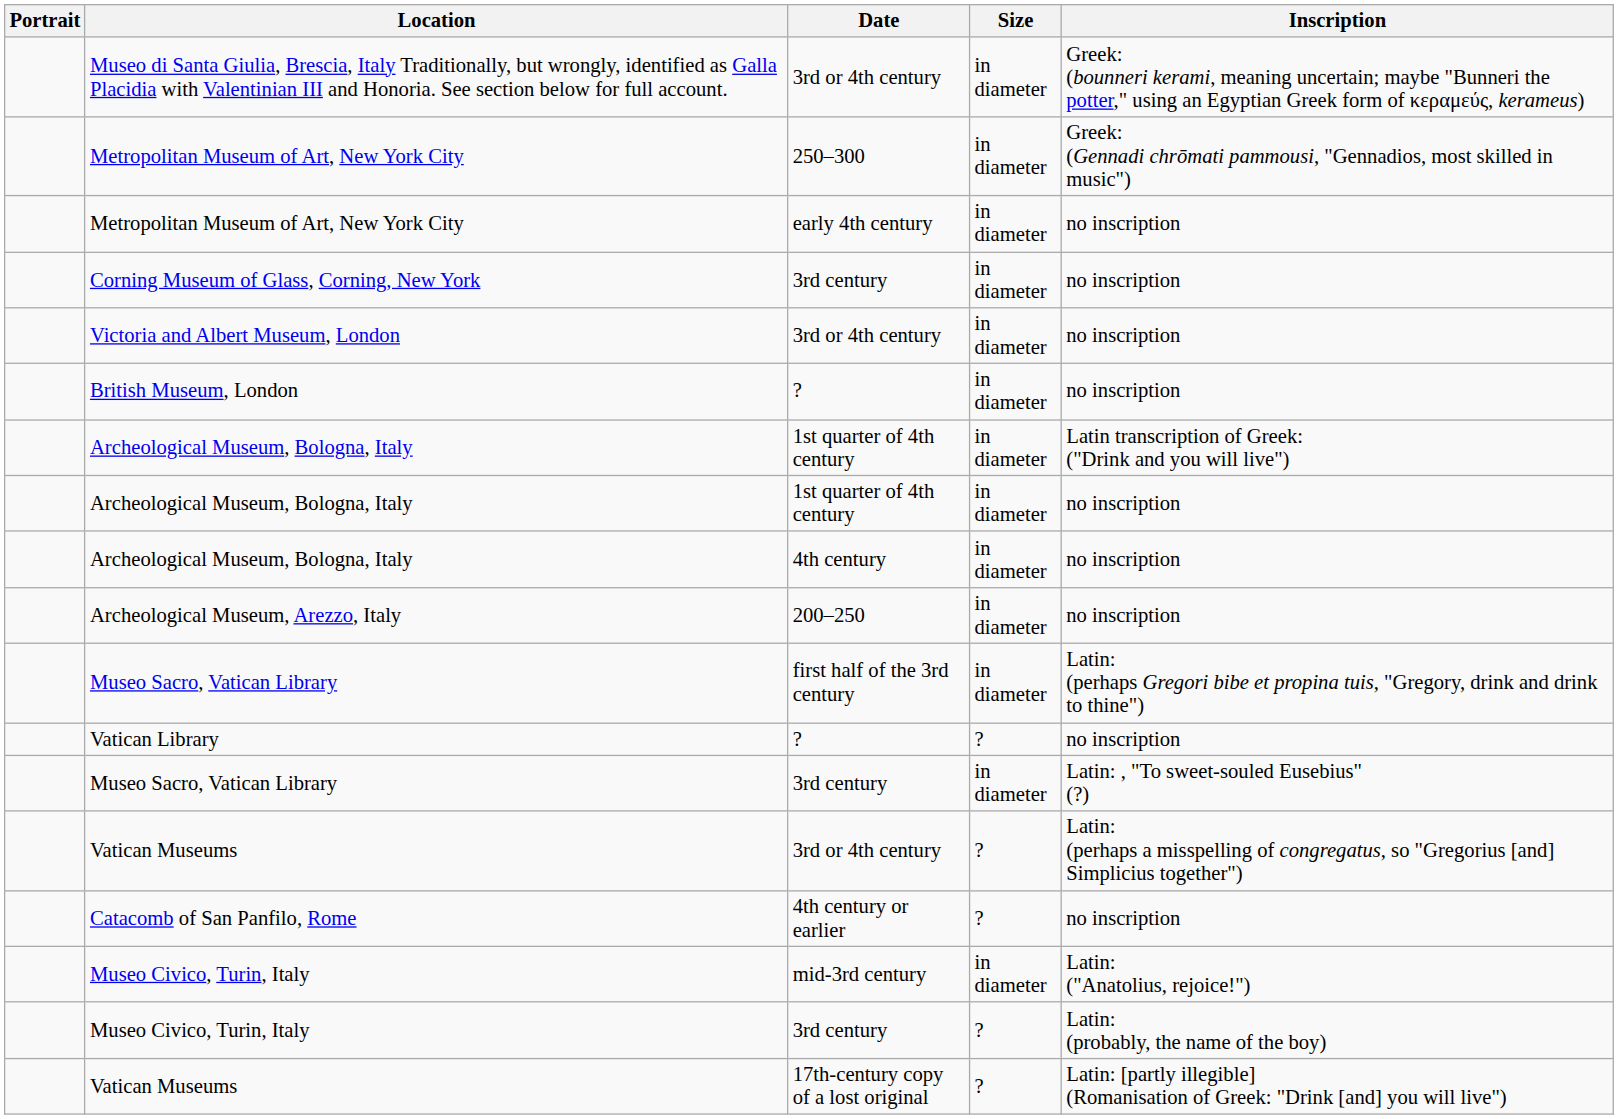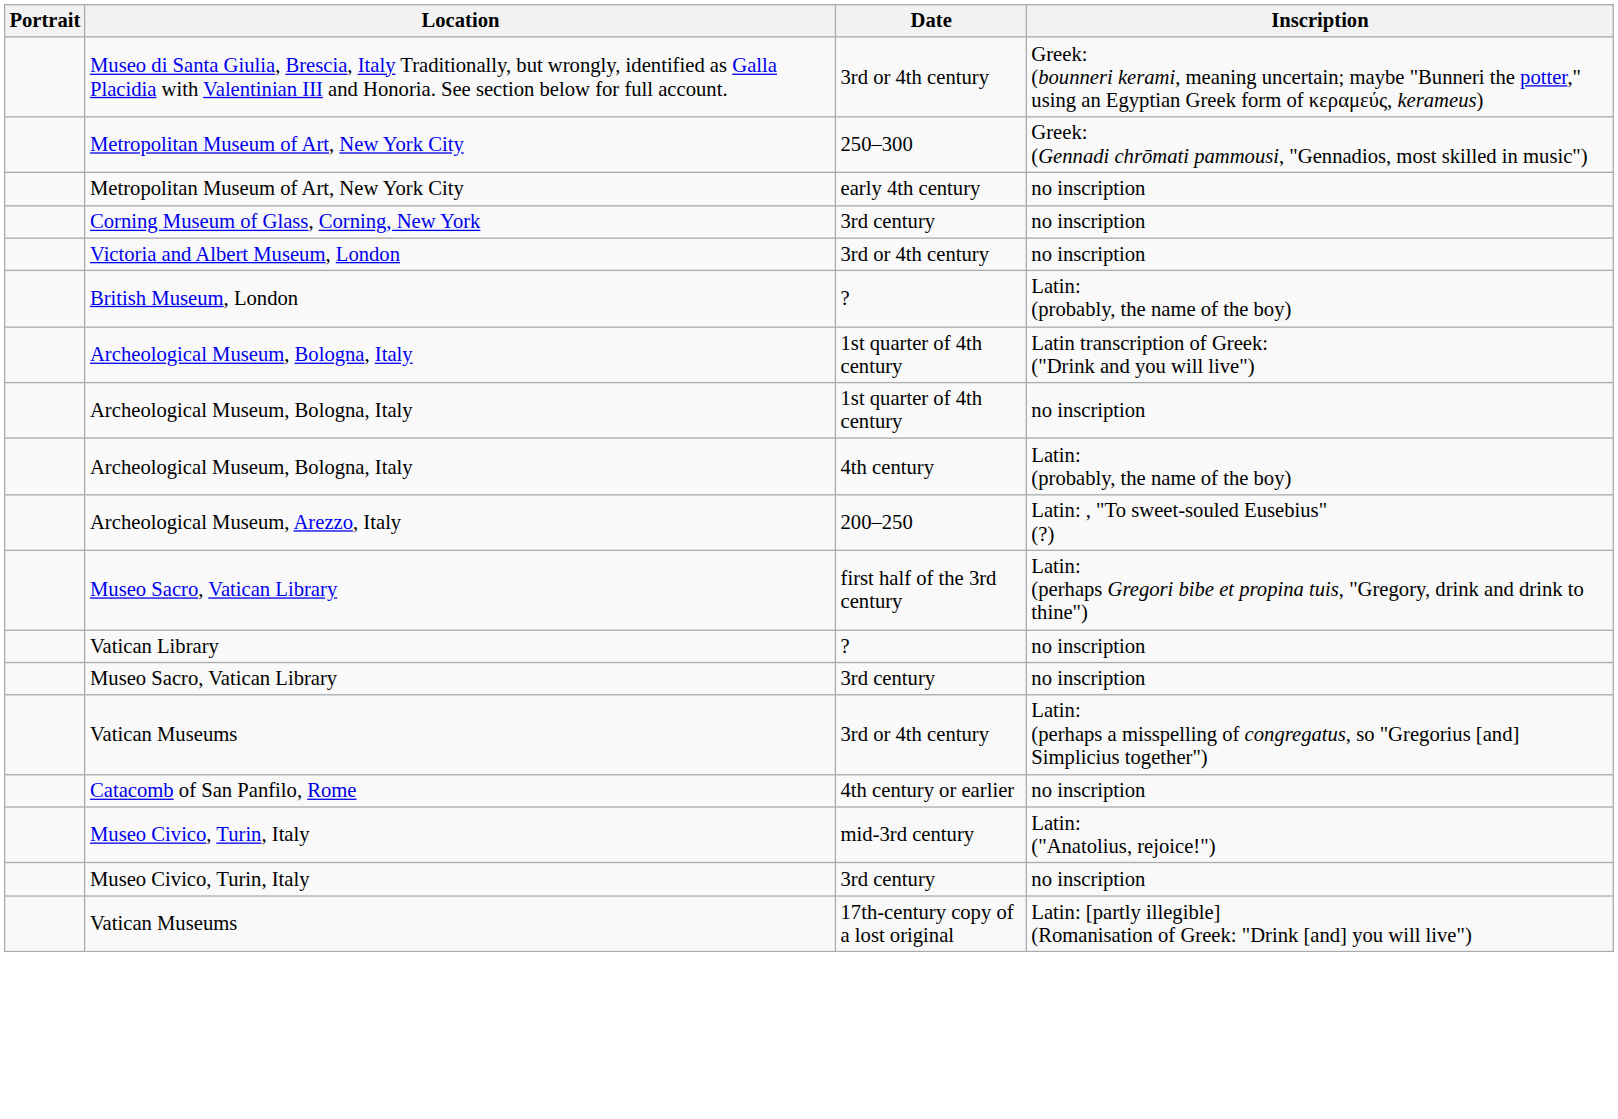- column: (1016, 20)
(1123, 391) no inscription -> (1161, 298) Latin: (probably, the name of the boy)
(1123, 559) no inscription -> (1161, 466) Latin: (probably, the name of the boy)
(1123, 615) no inscription -> (1179, 522) Latin: , "To sweet-souled Eusebius" (?)
(1214, 783) Latin: , "To sweet-souled Eusebius" (?) -> (1088, 678) no inscription
(1196, 1030) Latin: (probably, the name of the boy) -> (1088, 879) no inscription
